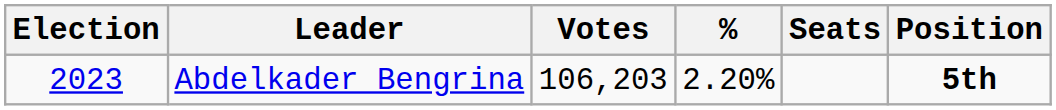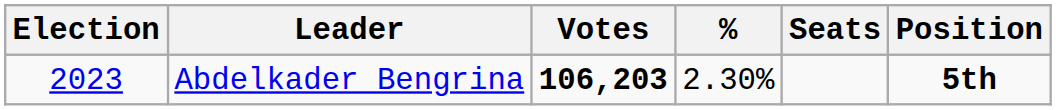(603, 80) normal -> (603, 80) bold
(728, 80) 2.20% -> (728, 80) 2.30%
